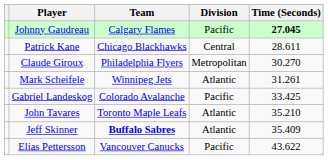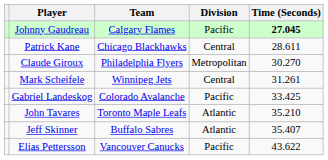(219, 79) Atlantic -> (219, 79) Central
(142, 130) bold -> (142, 130) normal
(286, 130) 35.409 -> (286, 130) 35.407
